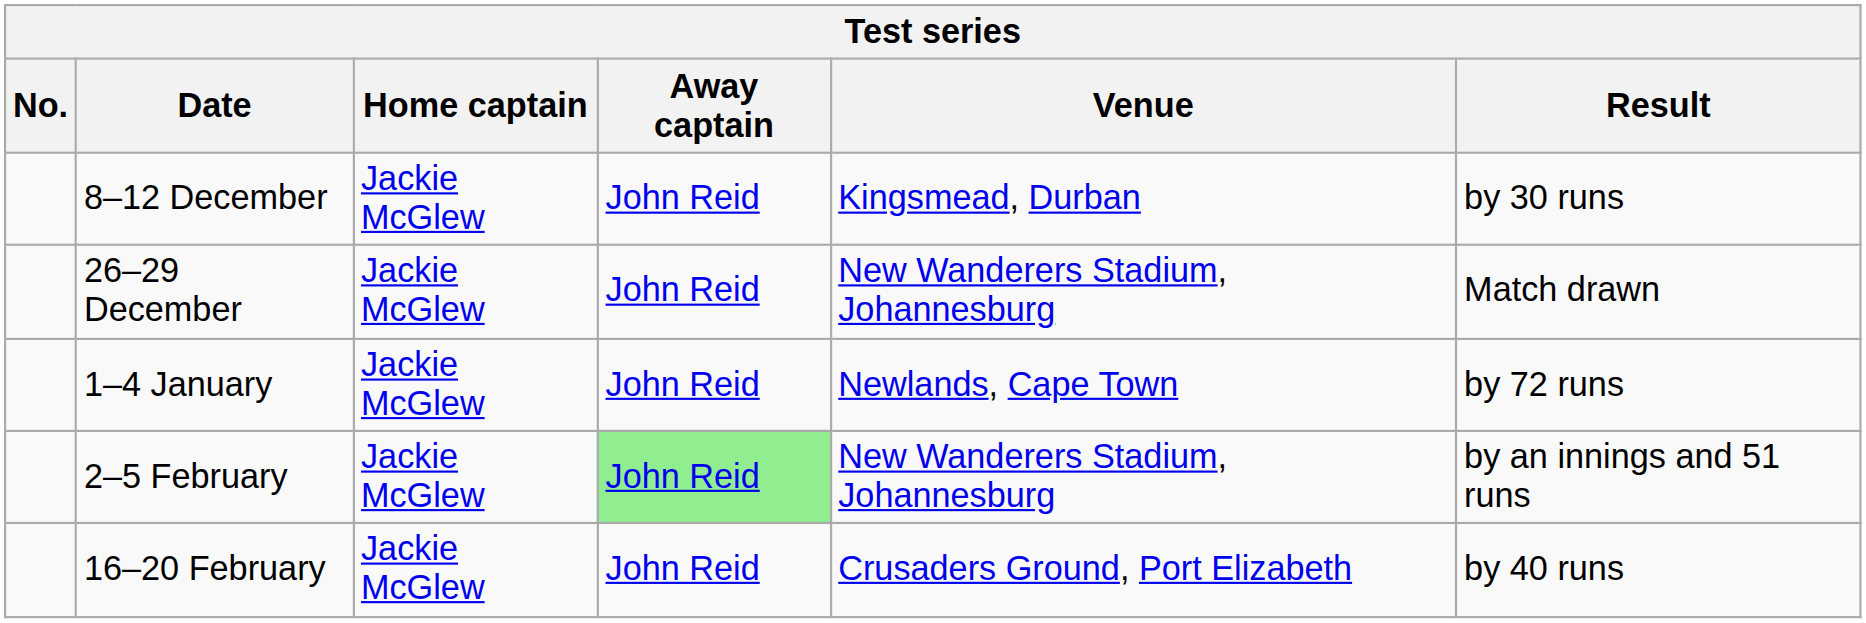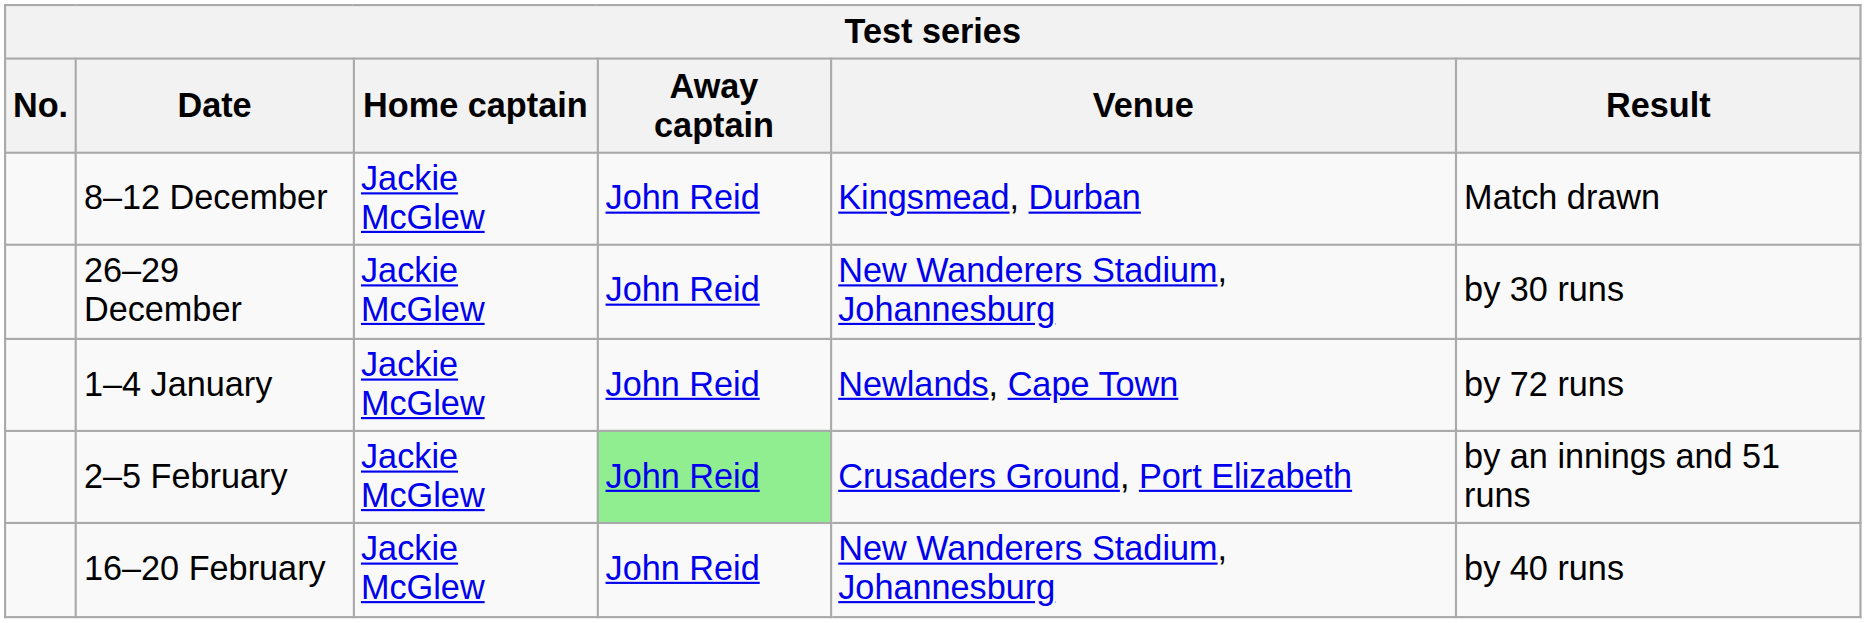(1544, 198) by 30 runs -> (1562, 198) Match drawn
(1562, 290) Match drawn -> (1544, 290) by 30 runs
(1033, 476) New Wanderers Stadium, Johannesburg -> (1095, 476) Crusaders Ground, Port Elizabeth
(1095, 569) Crusaders Ground, Port Elizabeth -> (1033, 569) New Wanderers Stadium, Johannesburg
